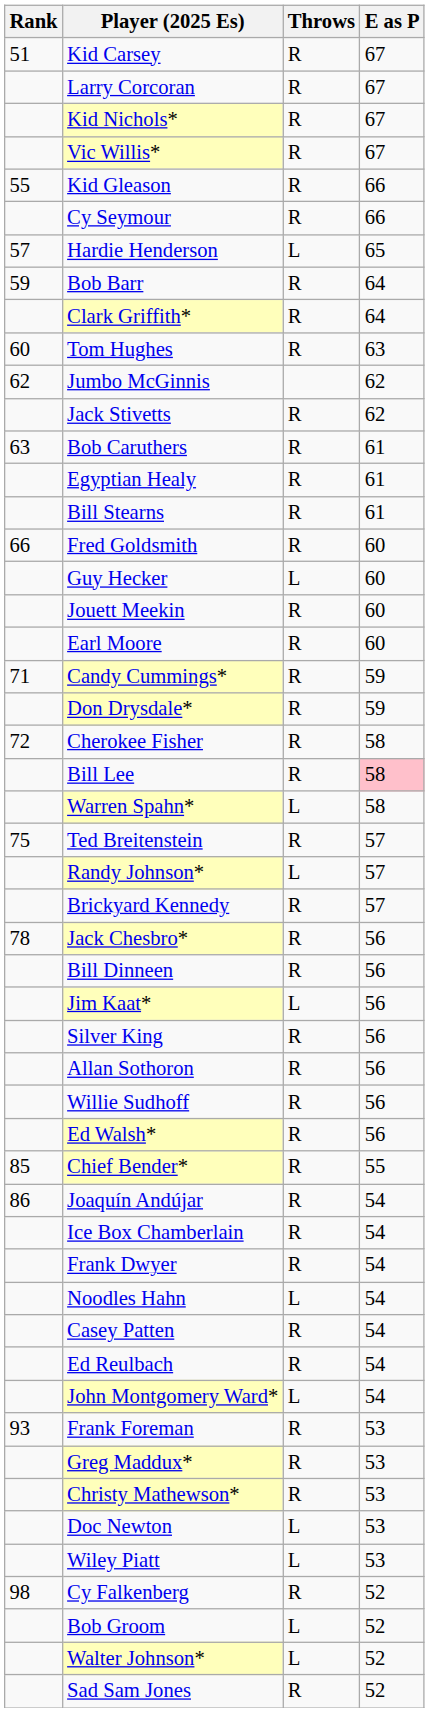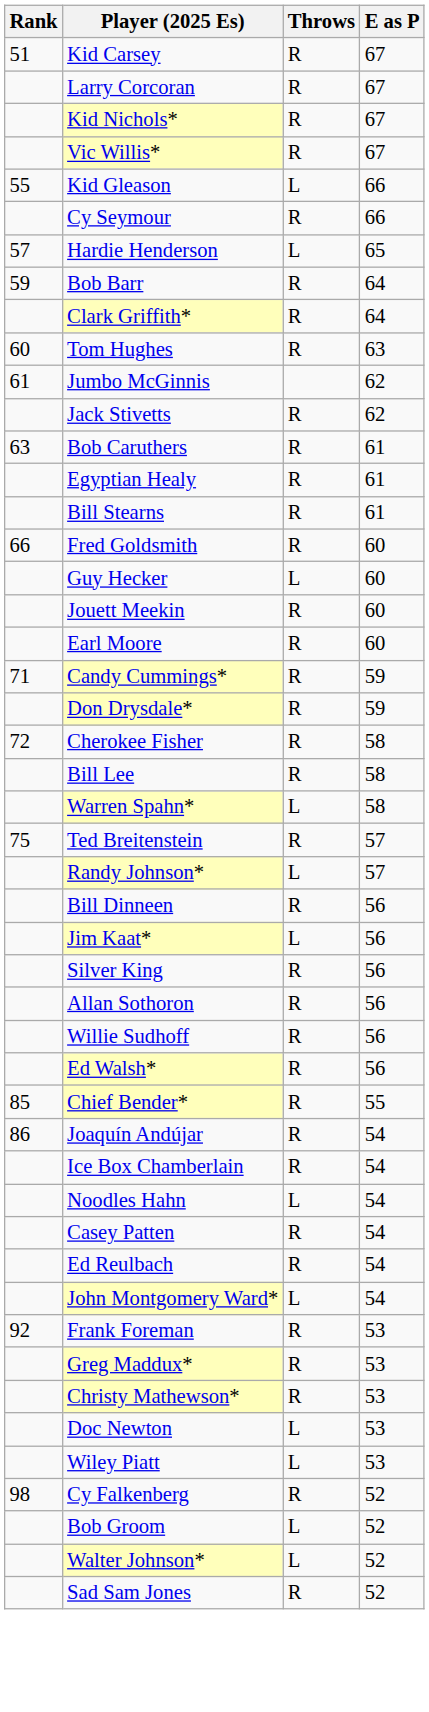(295, 185) R -> (294, 185) L
(20, 381) 62 -> (20, 381) 61
(375, 774) pink background -> (375, 774) no background
- row: (148, 905)
- row: (128, 938)
- row: (122, 1265)
(20, 1429) 93 -> (20, 1330) 92
